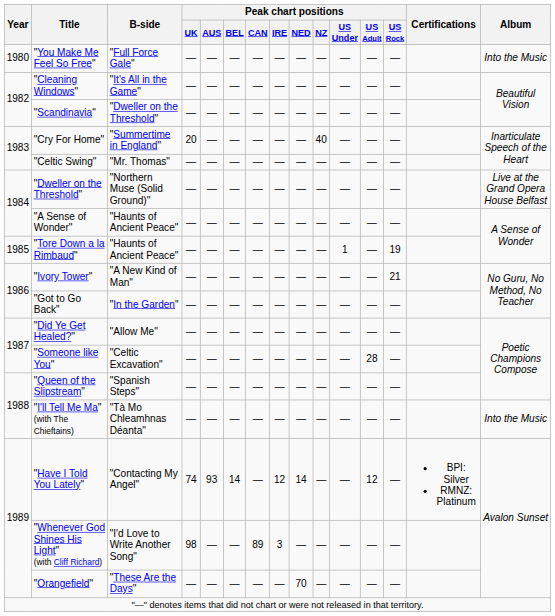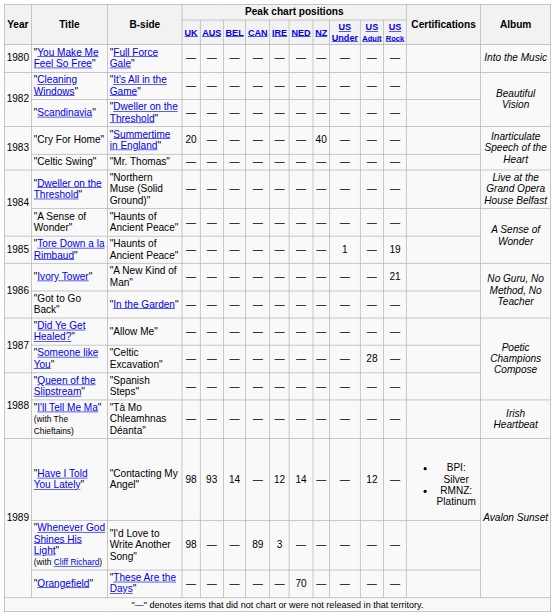(516, 419) Into the Music -> (516, 419) Irish Heartbeat
(191, 479) 74 -> (191, 479) 98
